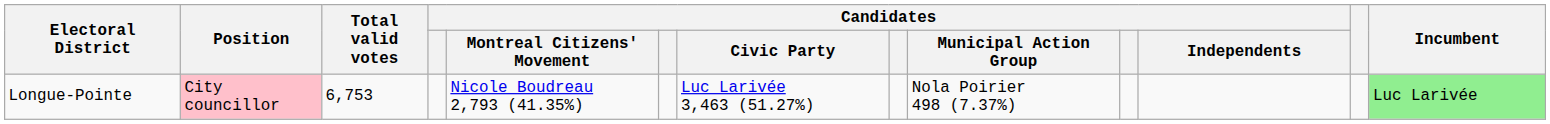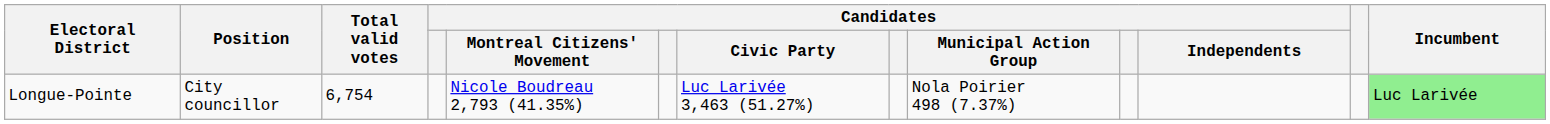(232, 97) pink background -> (232, 97) no background
(349, 97) 6,753 -> (349, 97) 6,754
